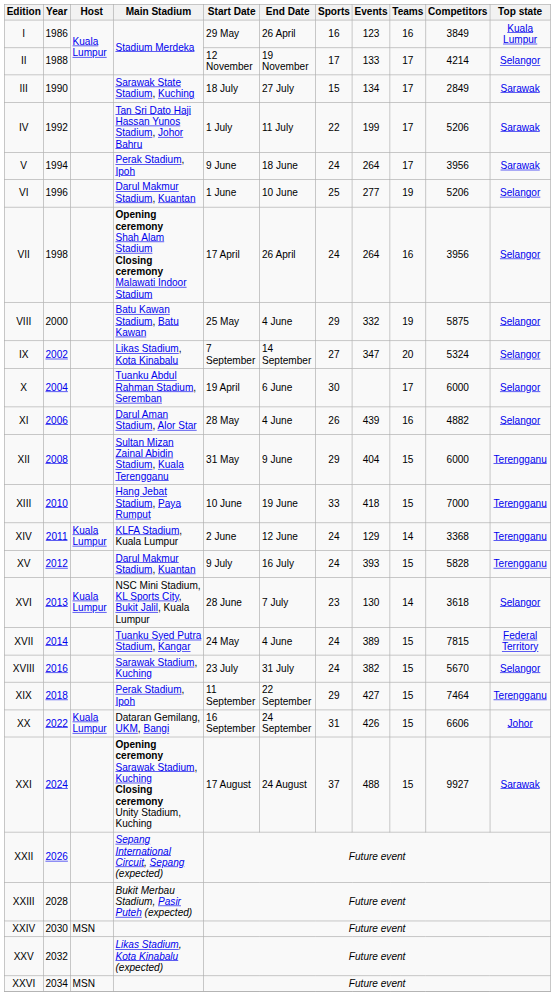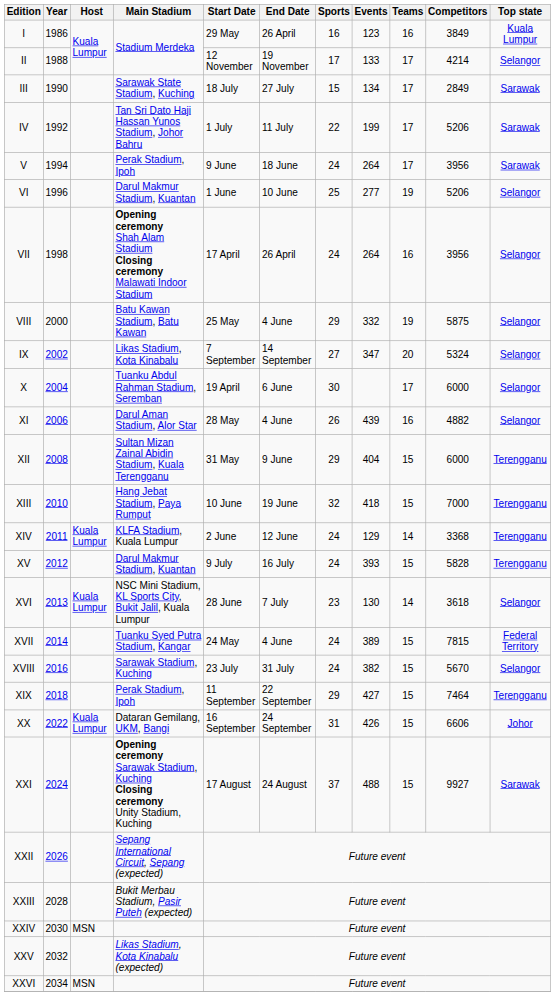(334, 503) 33 -> (334, 503) 32
